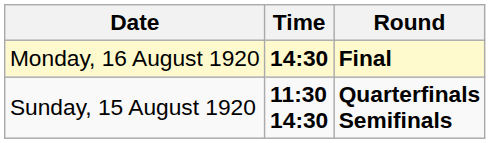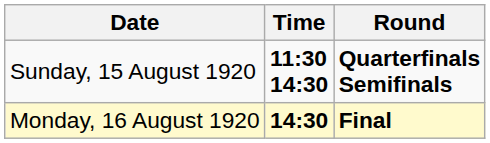rows swapped: (133, 107) <-> (135, 58)
